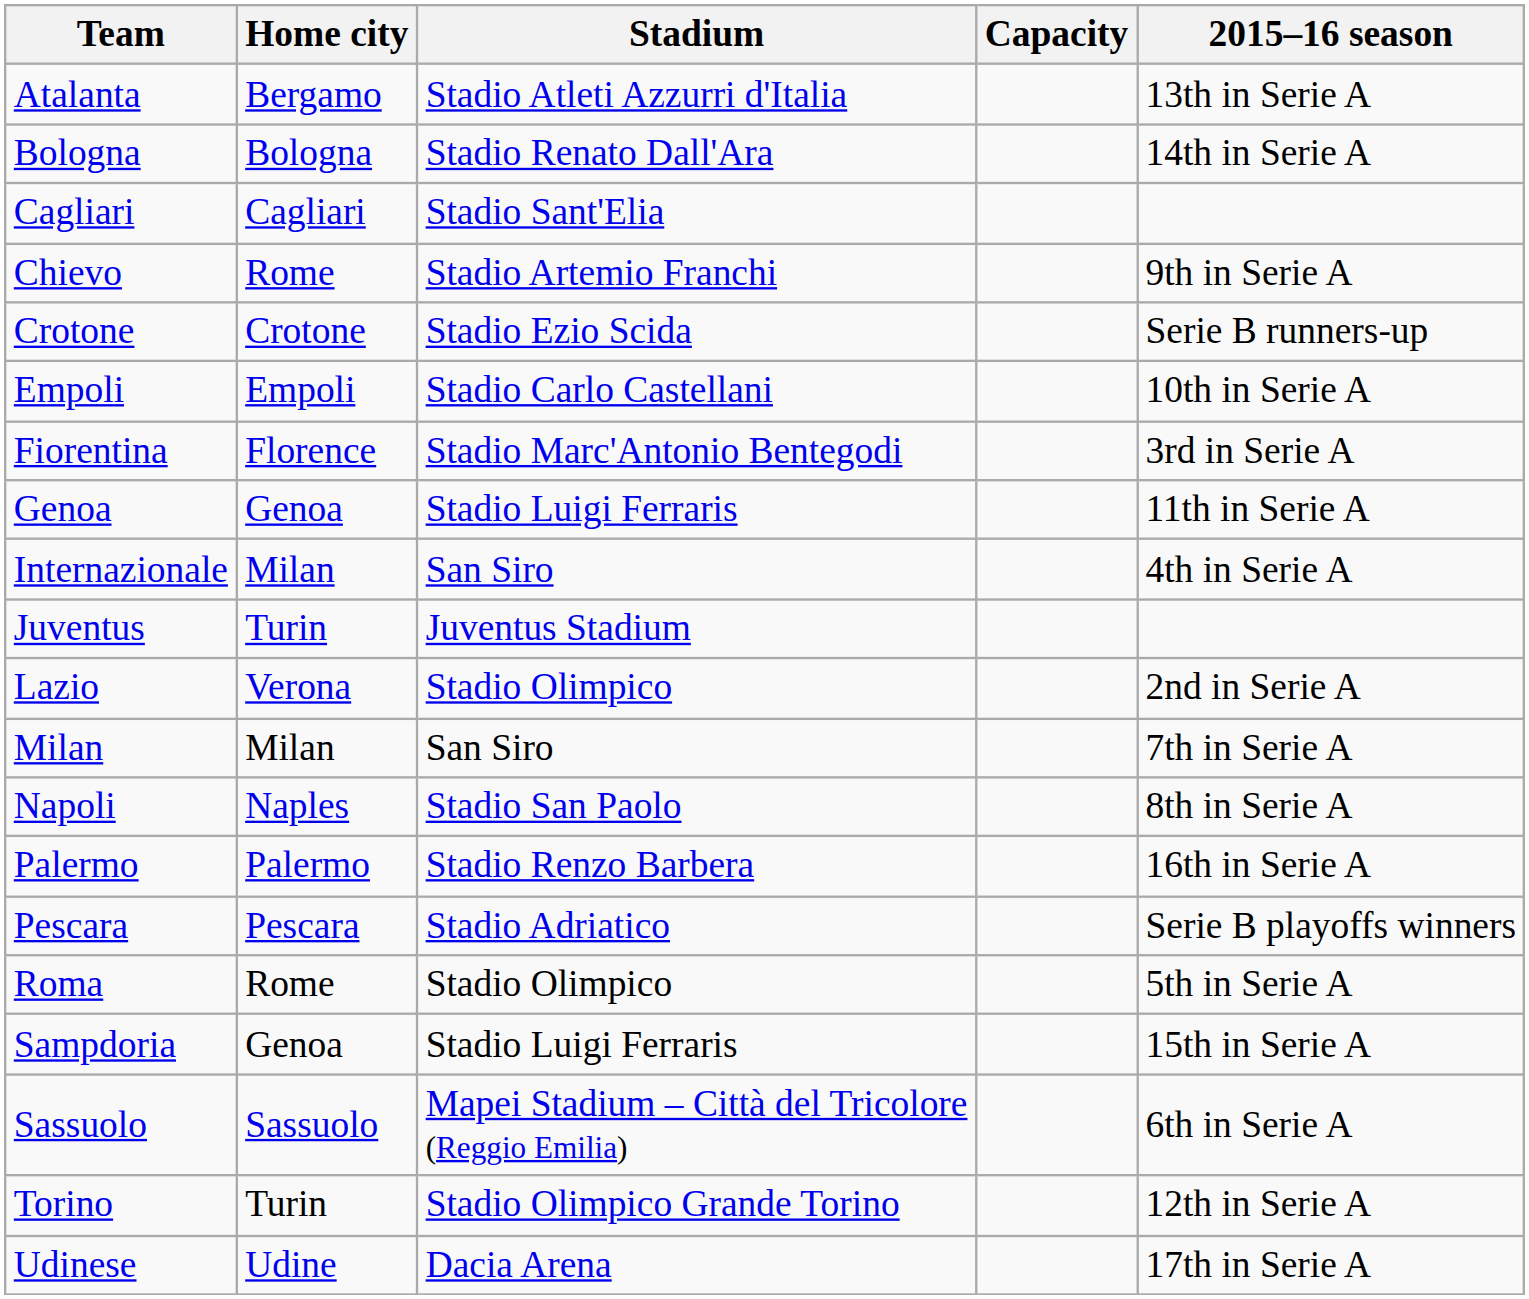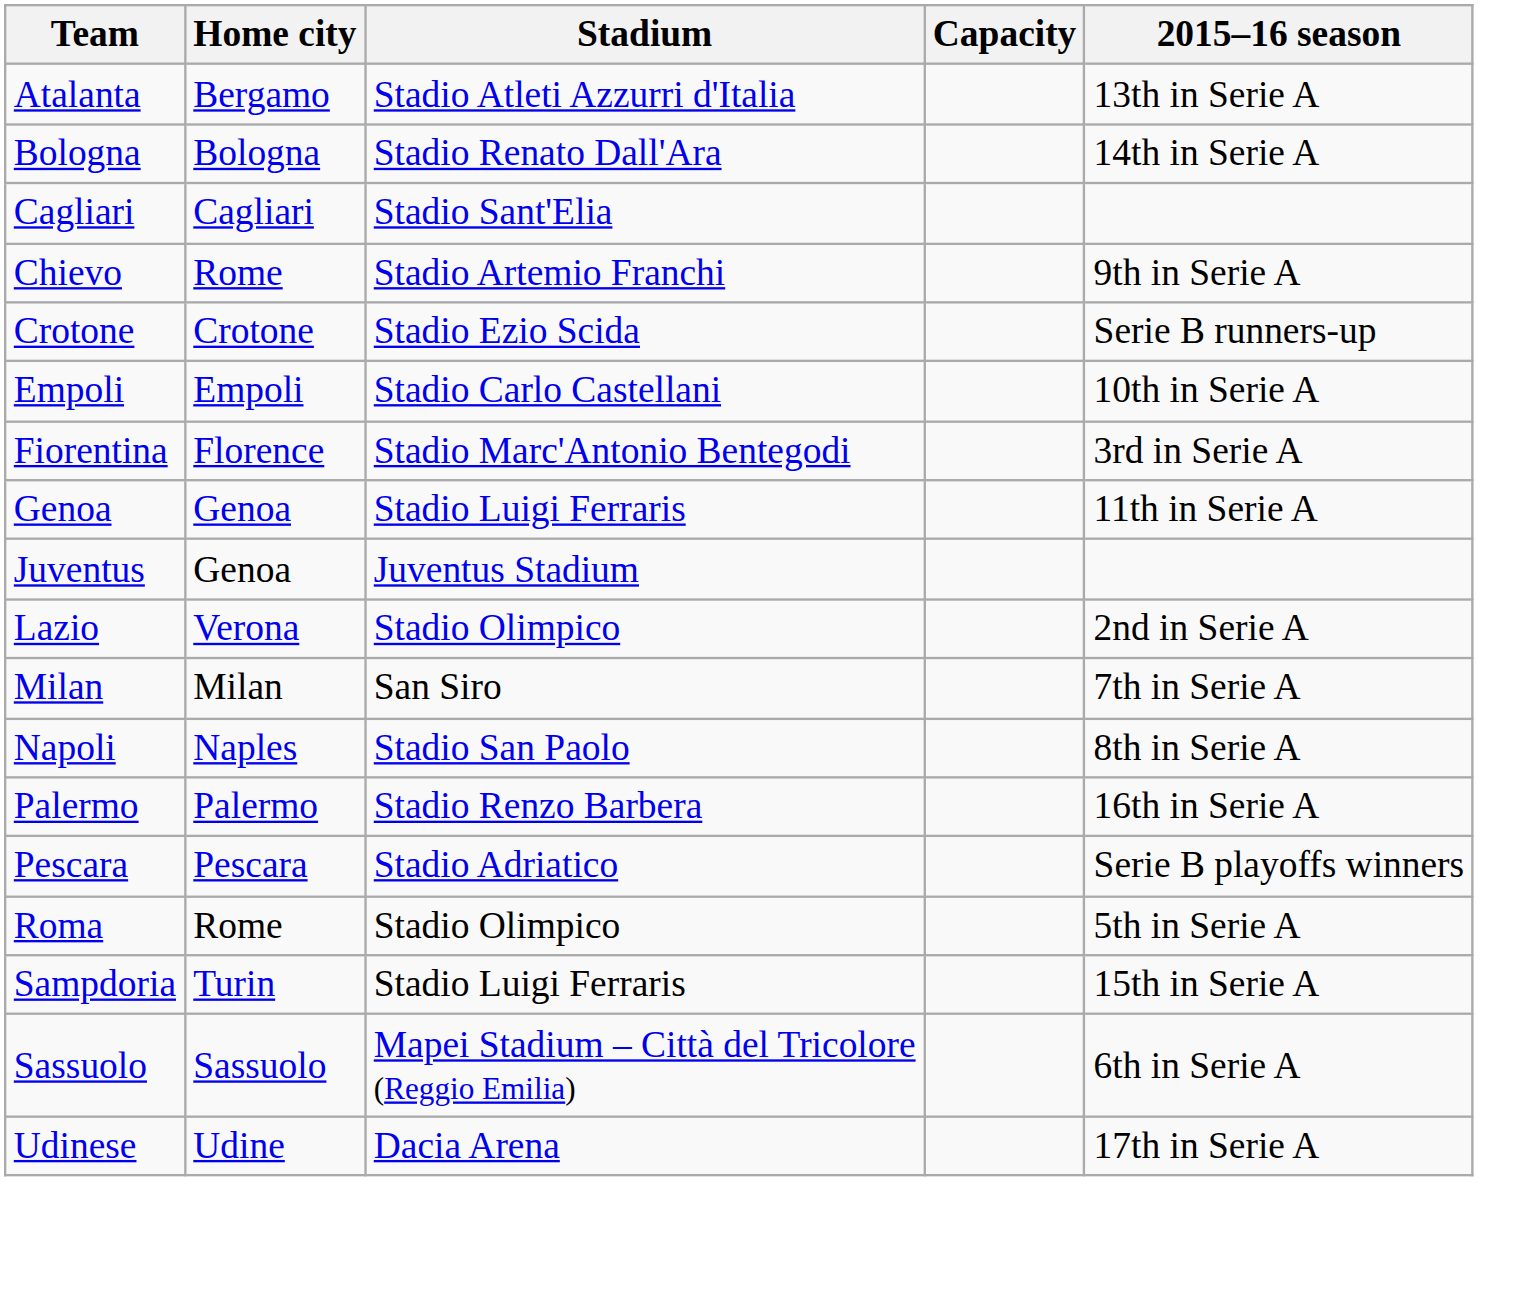- row: (121, 568)
(286, 627) Turin -> (242, 568) Genoa
(294, 1043) Genoa -> (234, 984) Turin
- row: (63, 1204)
